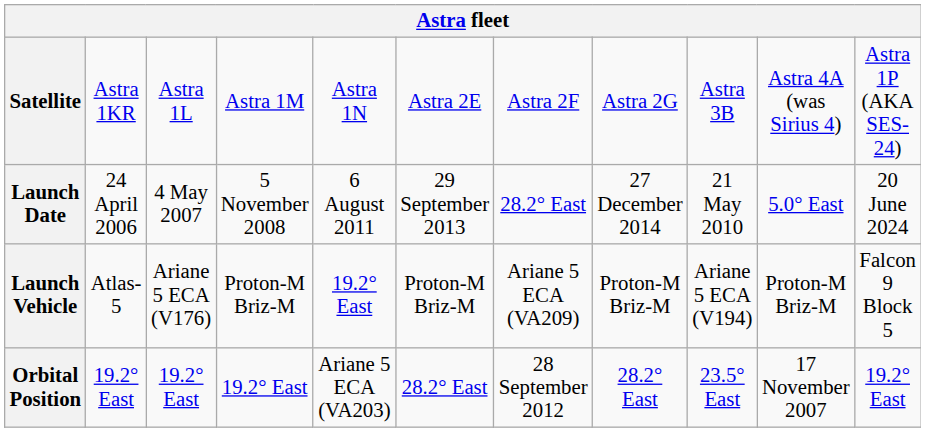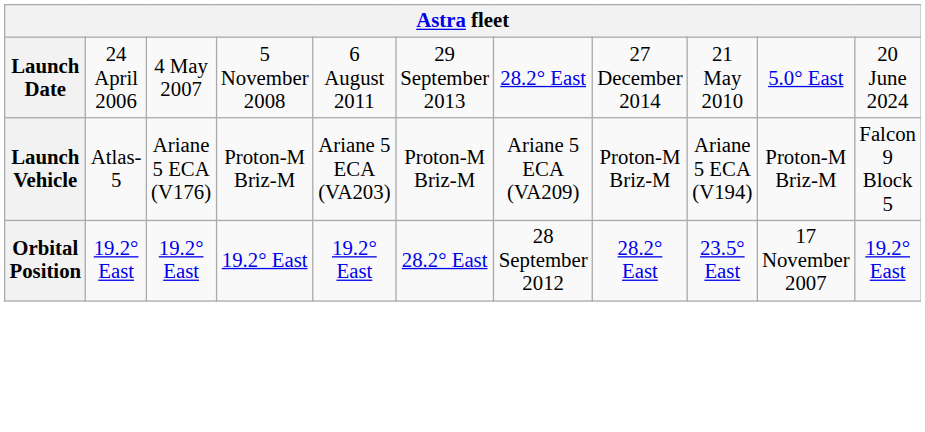- row: (45, 100)
(354, 295) 19.2° East -> (354, 168) Ariane 5 ECA (VA203)
(354, 386) Ariane 5 ECA (VA203) -> (354, 260) 19.2° East
